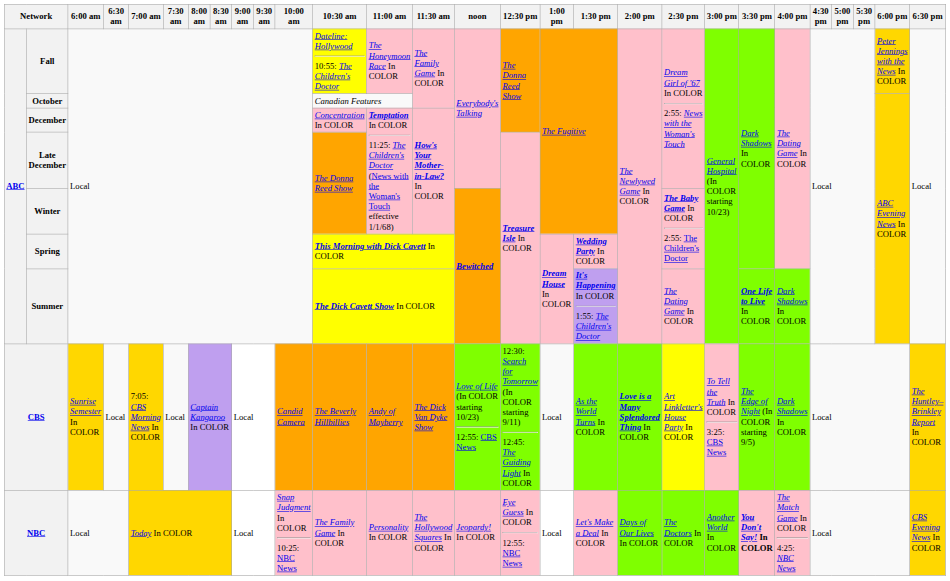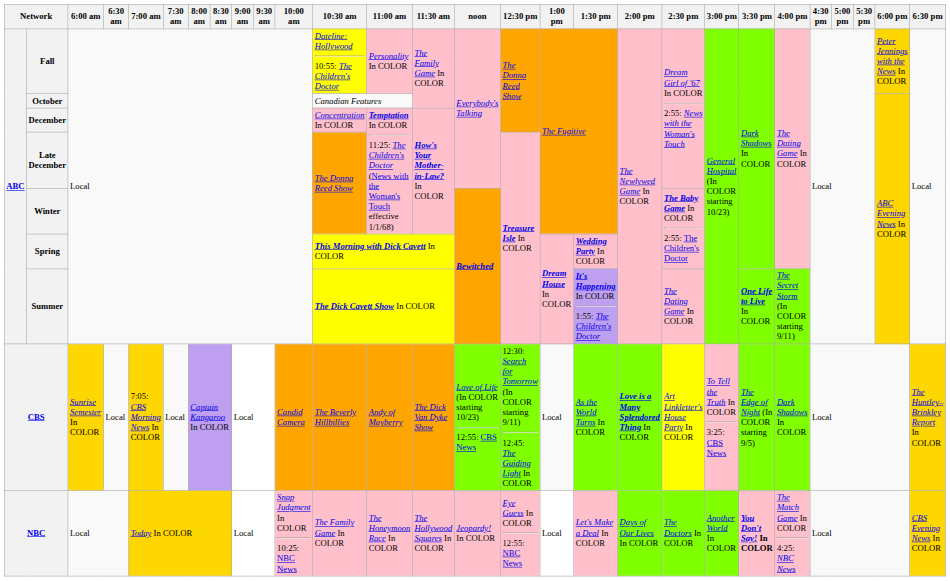(390, 61) The Honeymoon Race In COLOR -> (389, 61) Personality In COLOR
(792, 306) Dark Shadows In COLOR -> (792, 306) The Secret Storm (In COLOR starting 9/11)
(389, 533) Personality In COLOR -> (390, 533) The Honeymoon Race In COLOR
